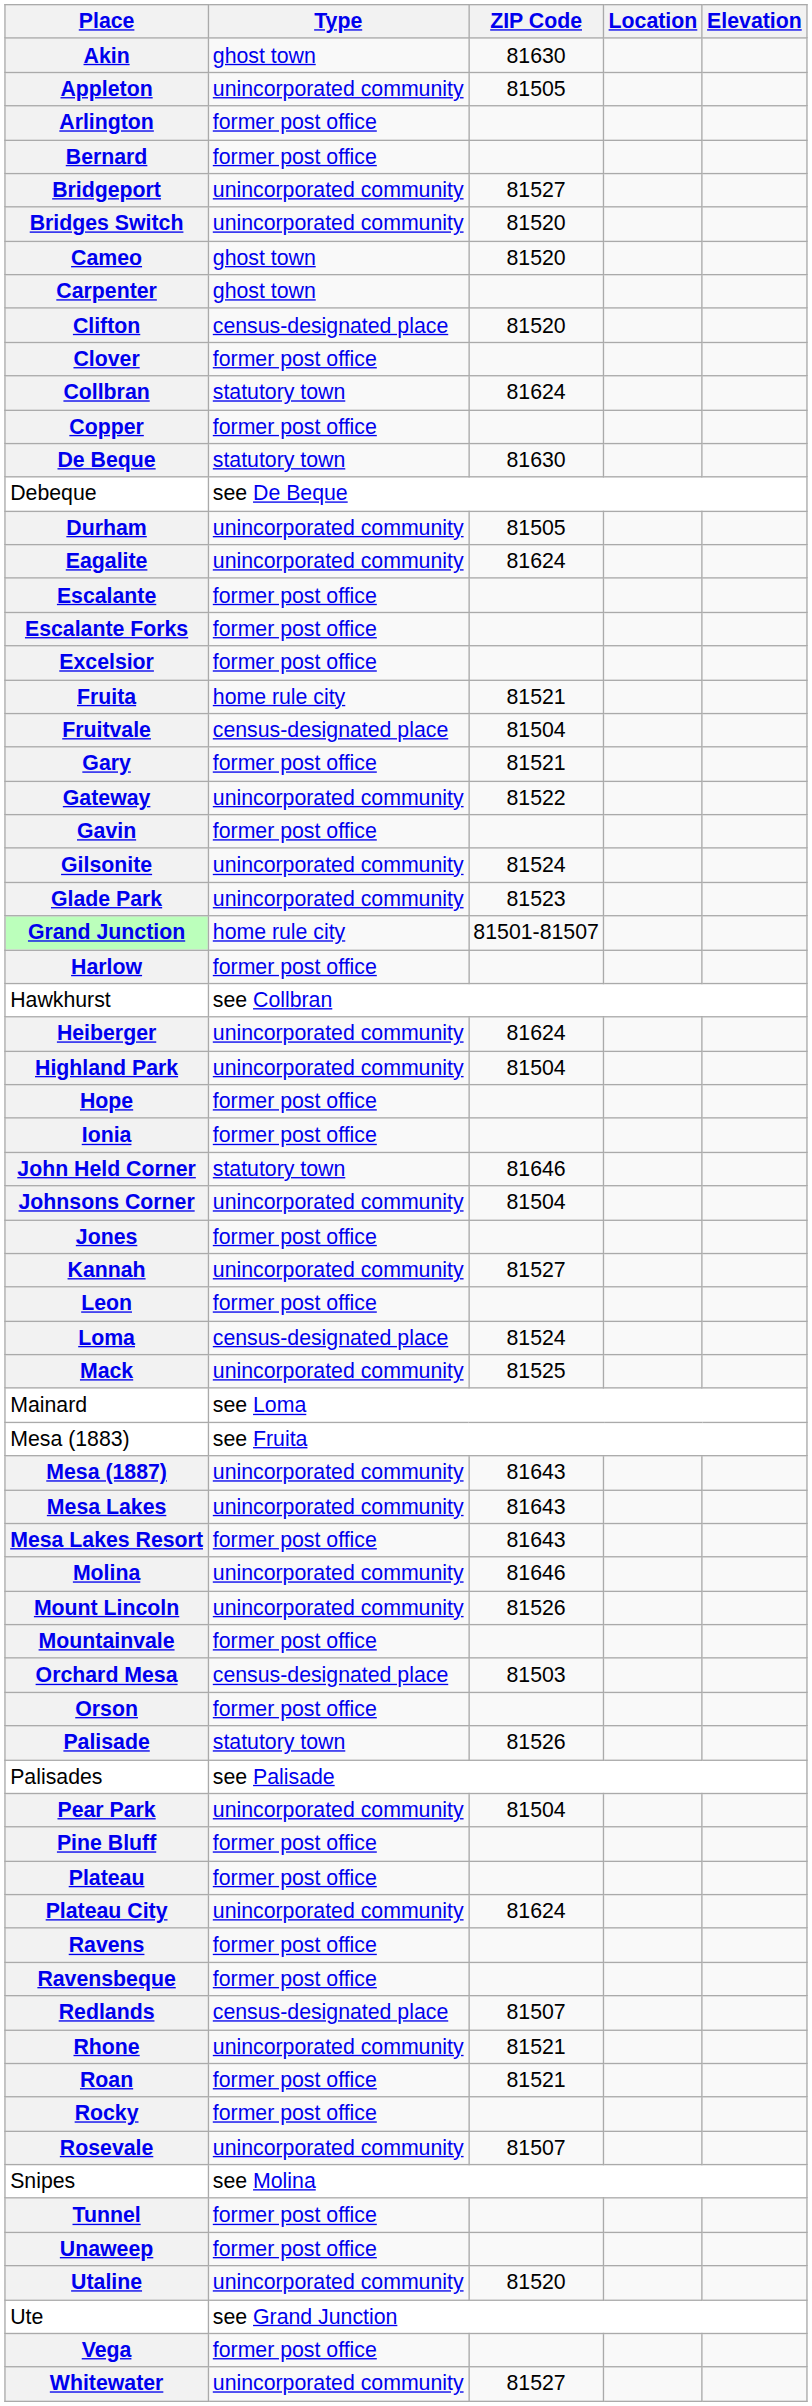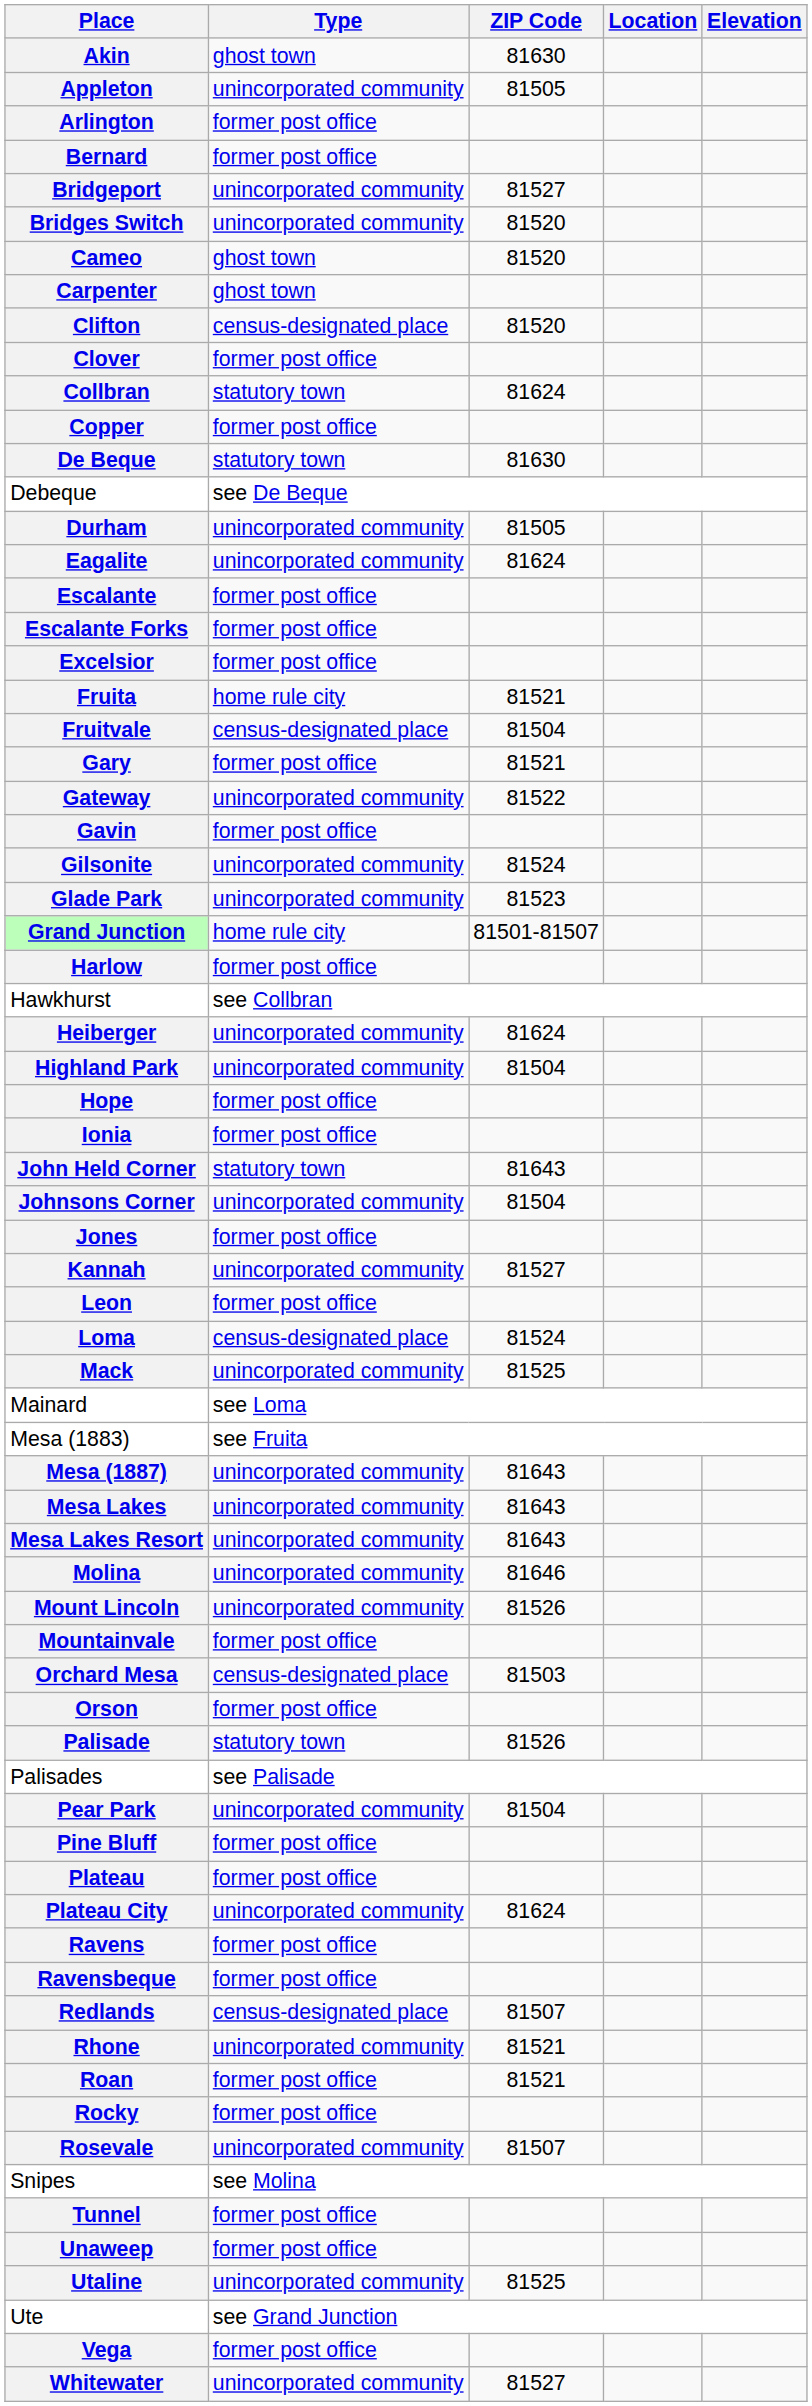(536, 1168) 81646 -> (536, 1168) 81643
(295, 1540) former post office -> (338, 1540) unincorporated community
(536, 2282) 81520 -> (536, 2282) 81525
